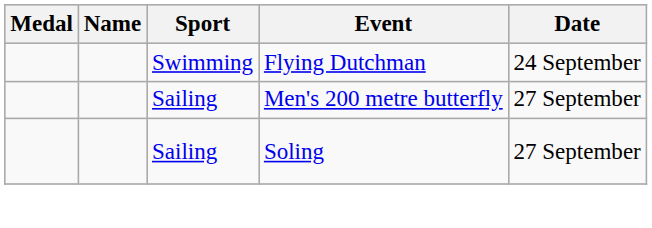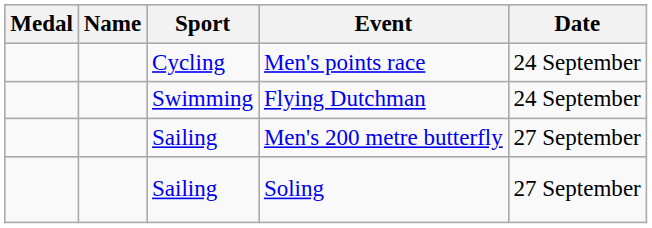+ row: (345, 61)
